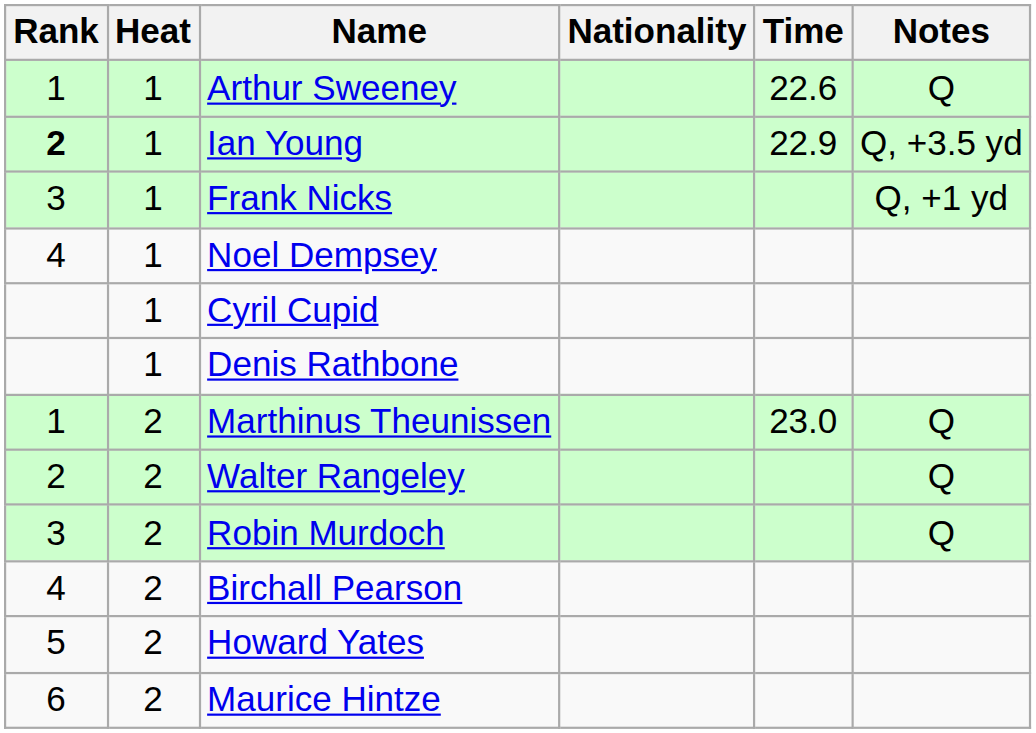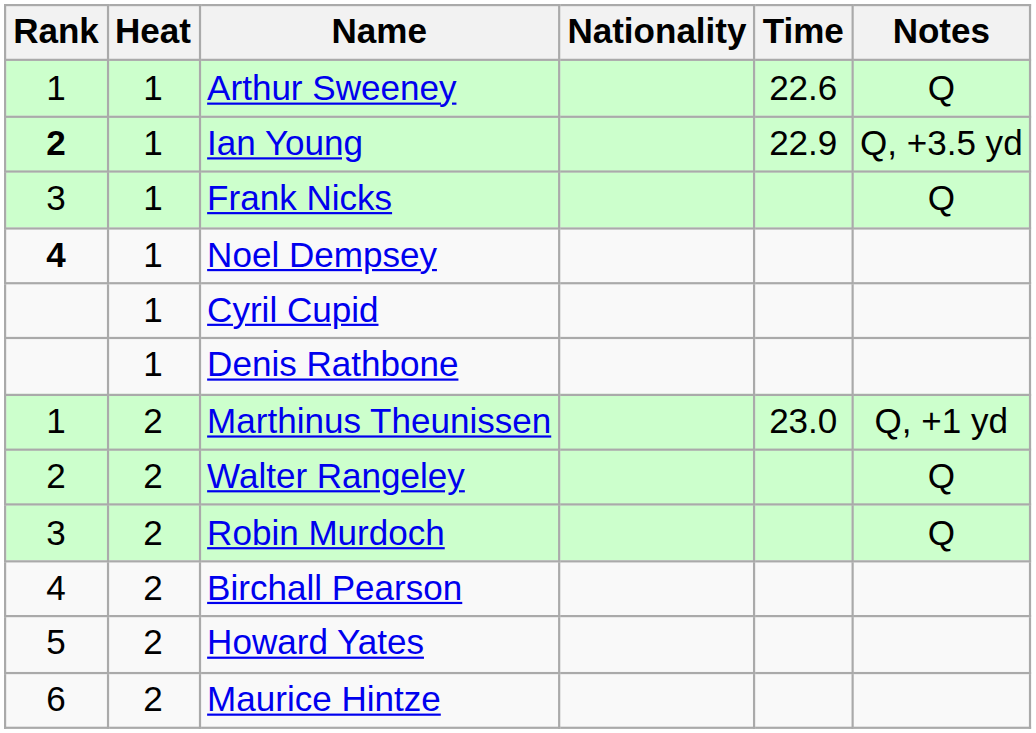(941, 198) Q, +1 yd -> (941, 198) Q
(56, 254) normal -> (56, 254) bold
(941, 421) Q -> (941, 421) Q, +1 yd
